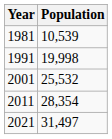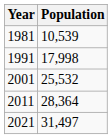(60, 58) 19,998 -> (60, 58) 17,998
(60, 101) 28,354 -> (60, 101) 28,364
